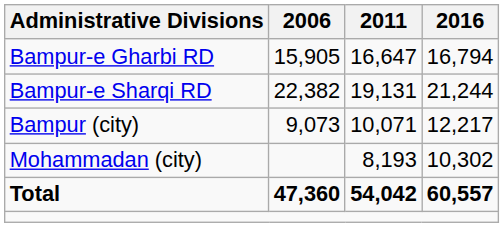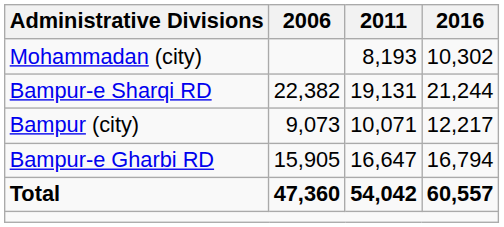rows swapped: (112, 56) <-> (106, 159)
